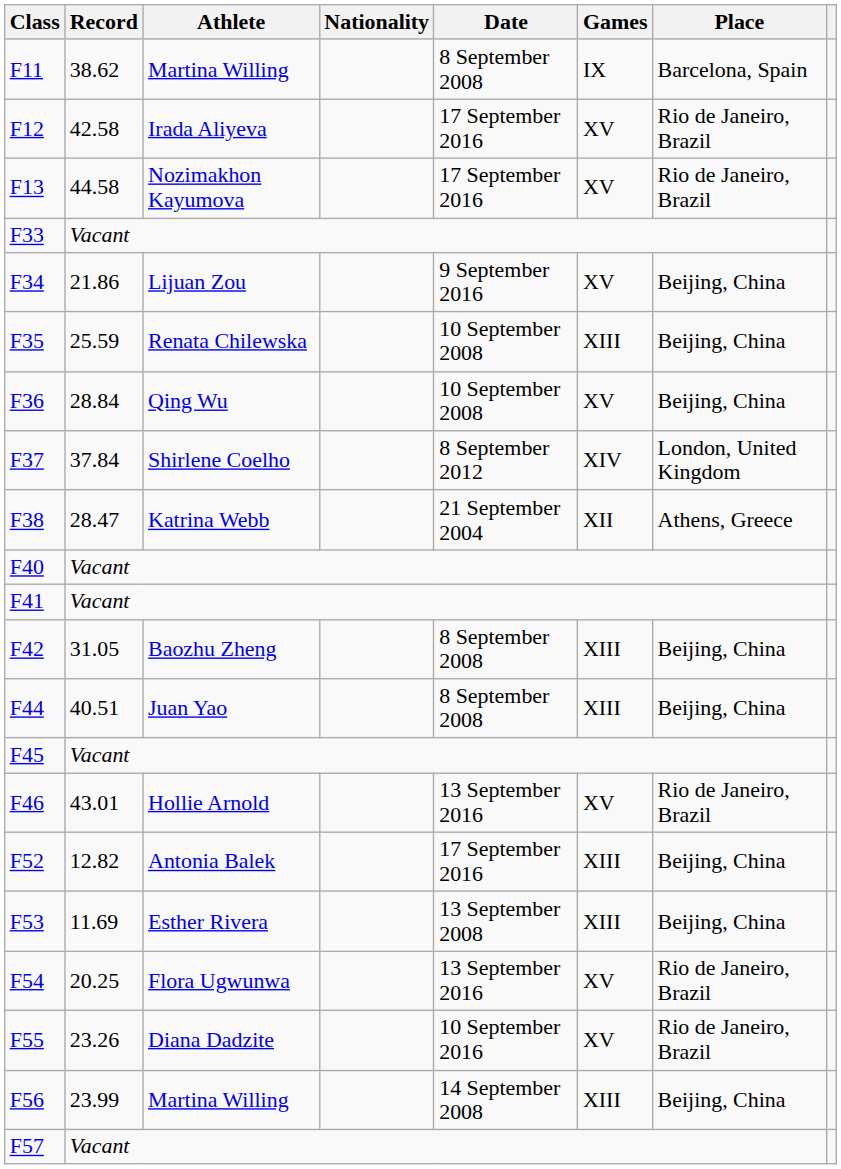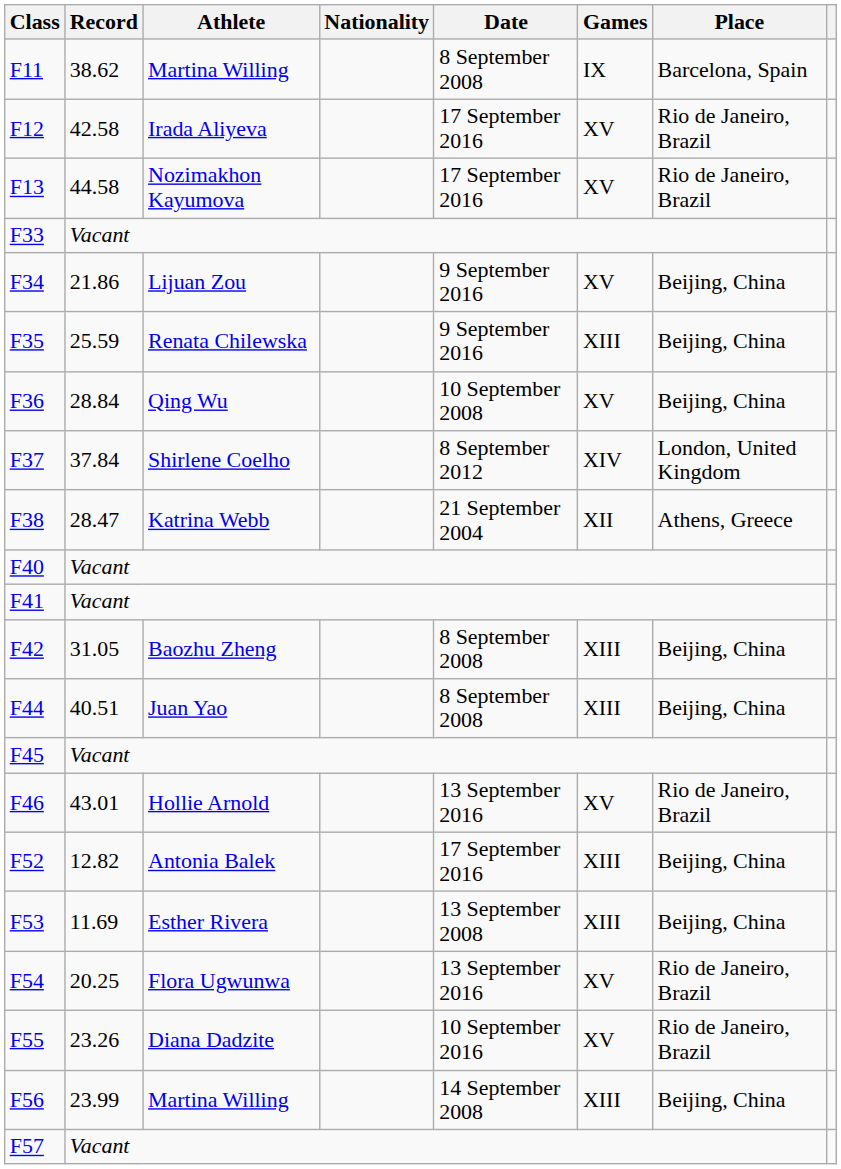(500, 341) 10 September 2008 -> (494, 341) 9 September 2016
